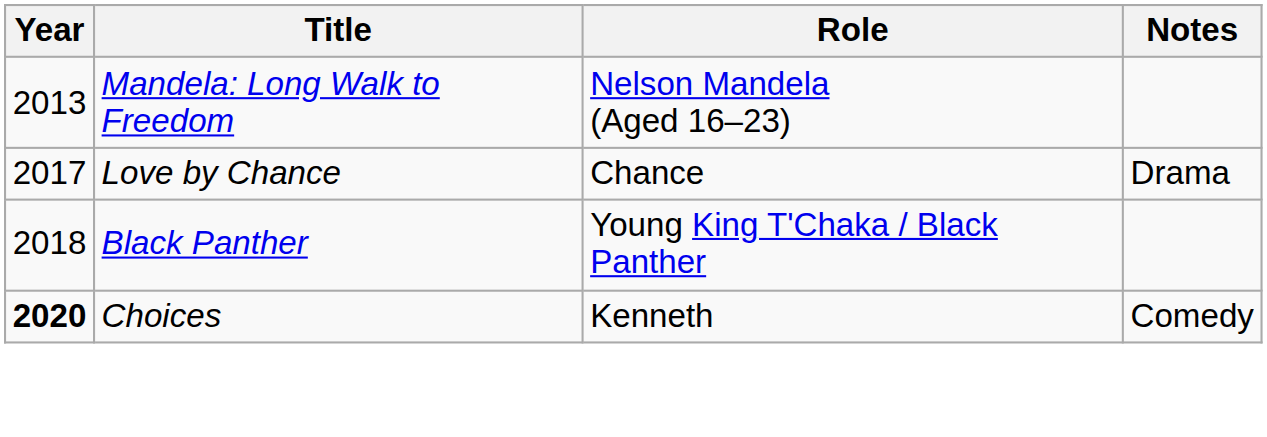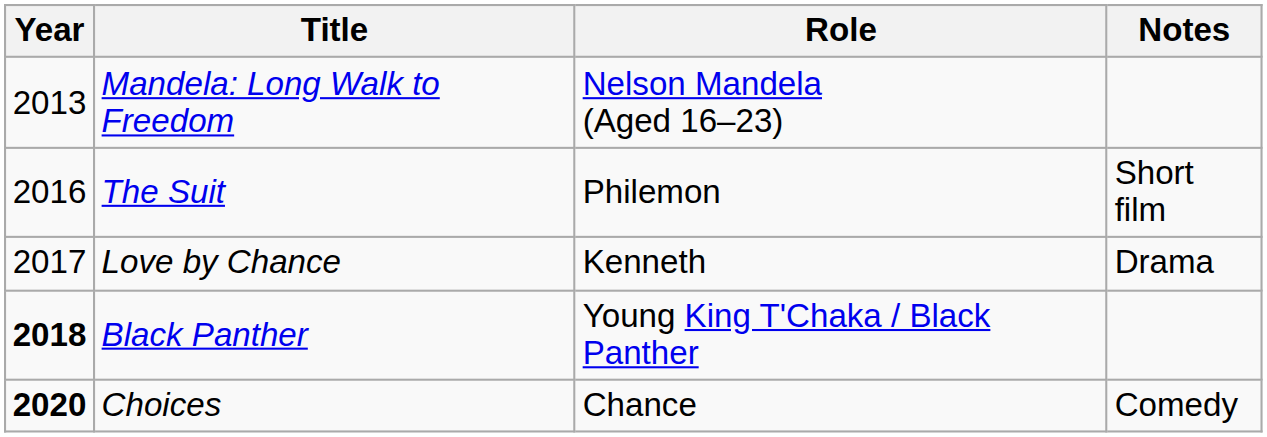+ row: (163, 191)
(647, 173) Chance -> (644, 262) Kenneth
(50, 244) normal -> (50, 334) bold
(652, 315) Kenneth -> (640, 405) Chance
